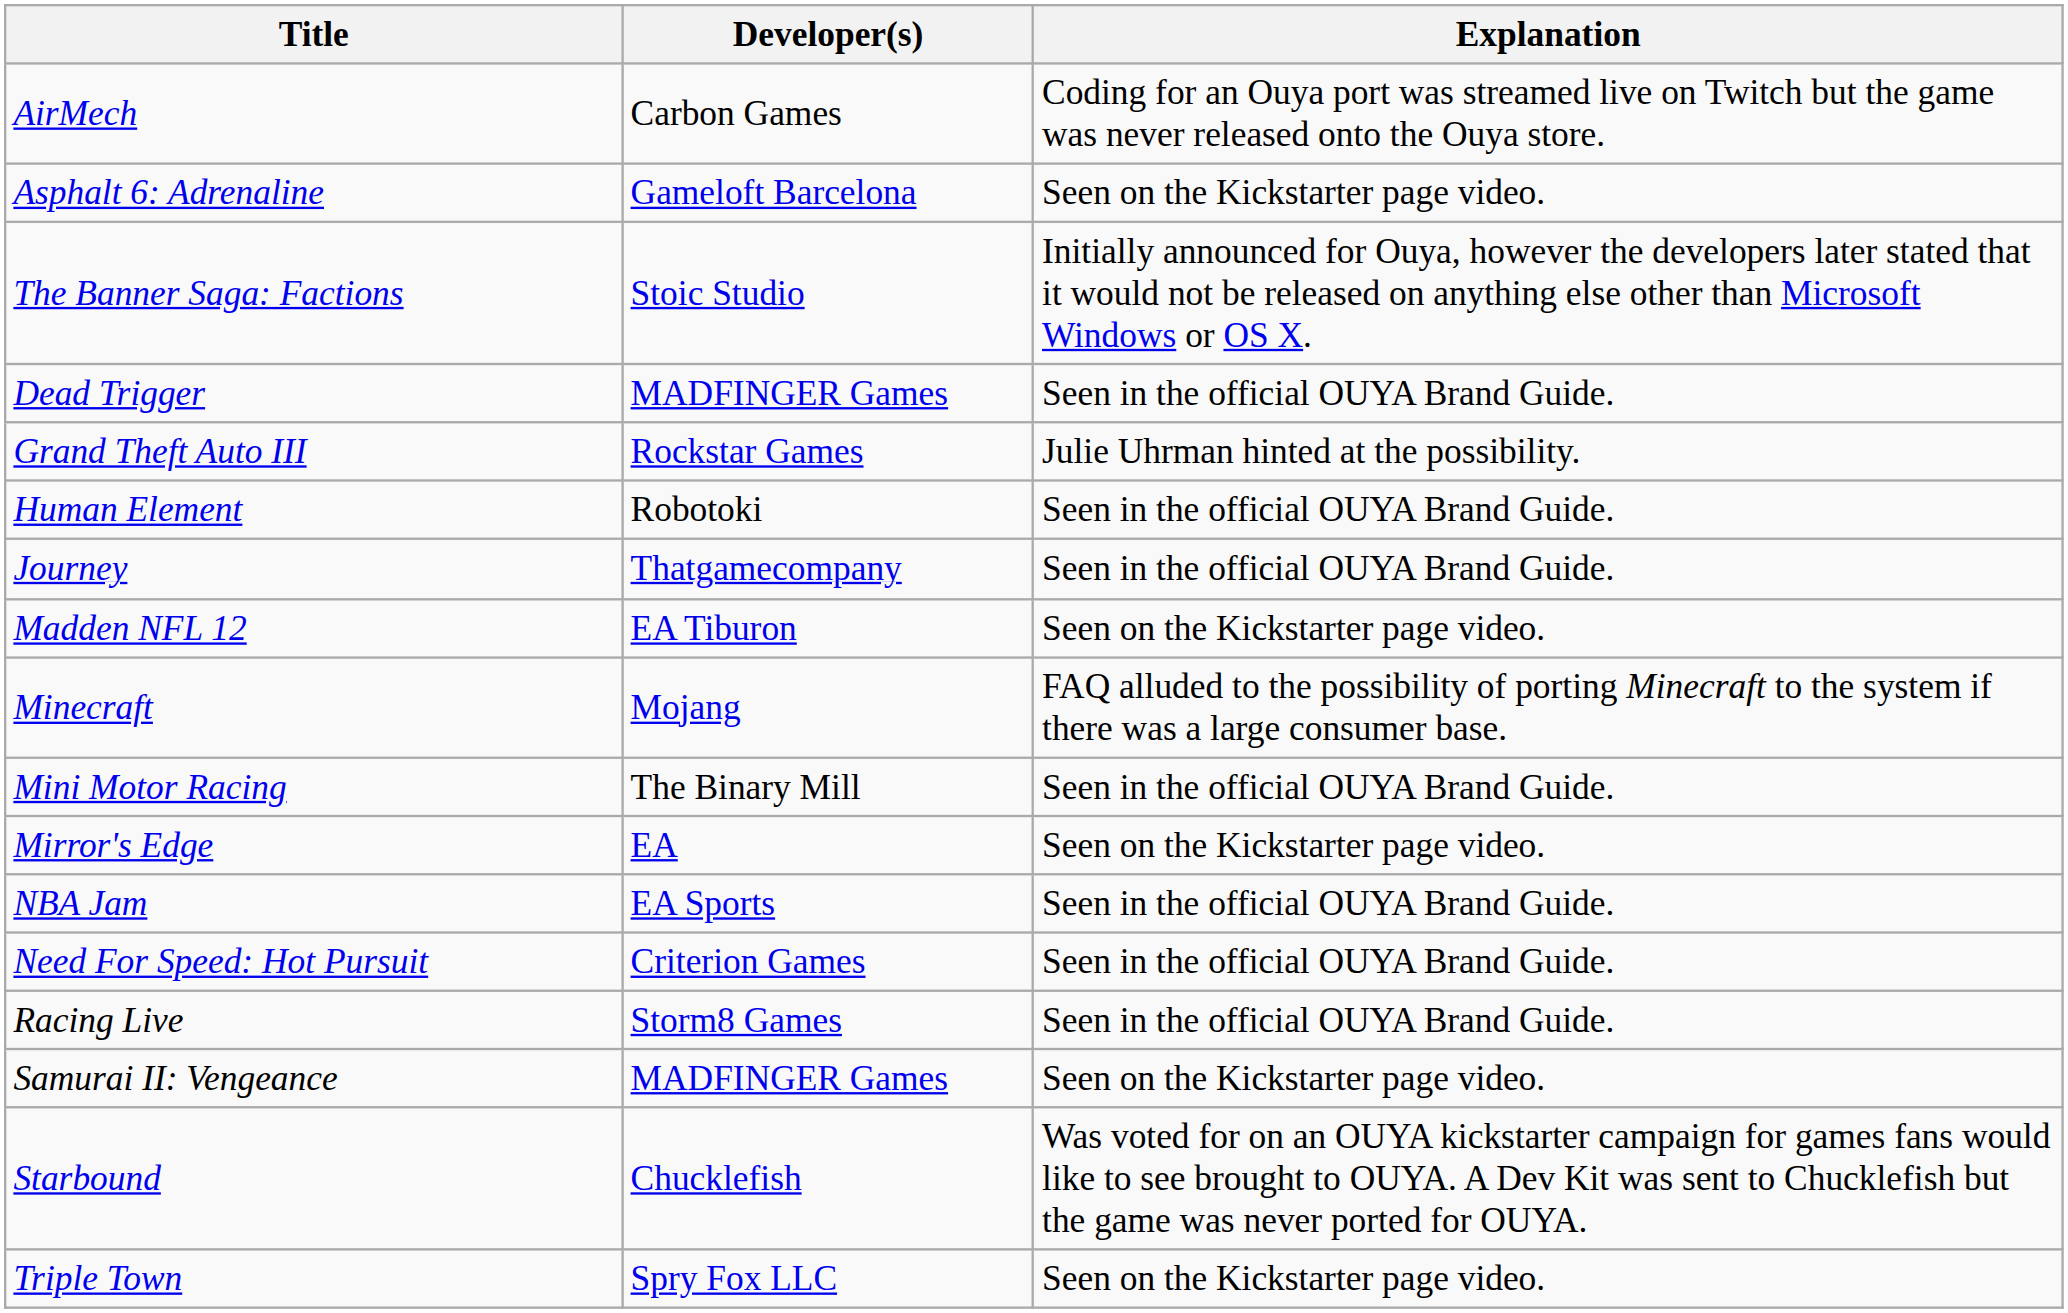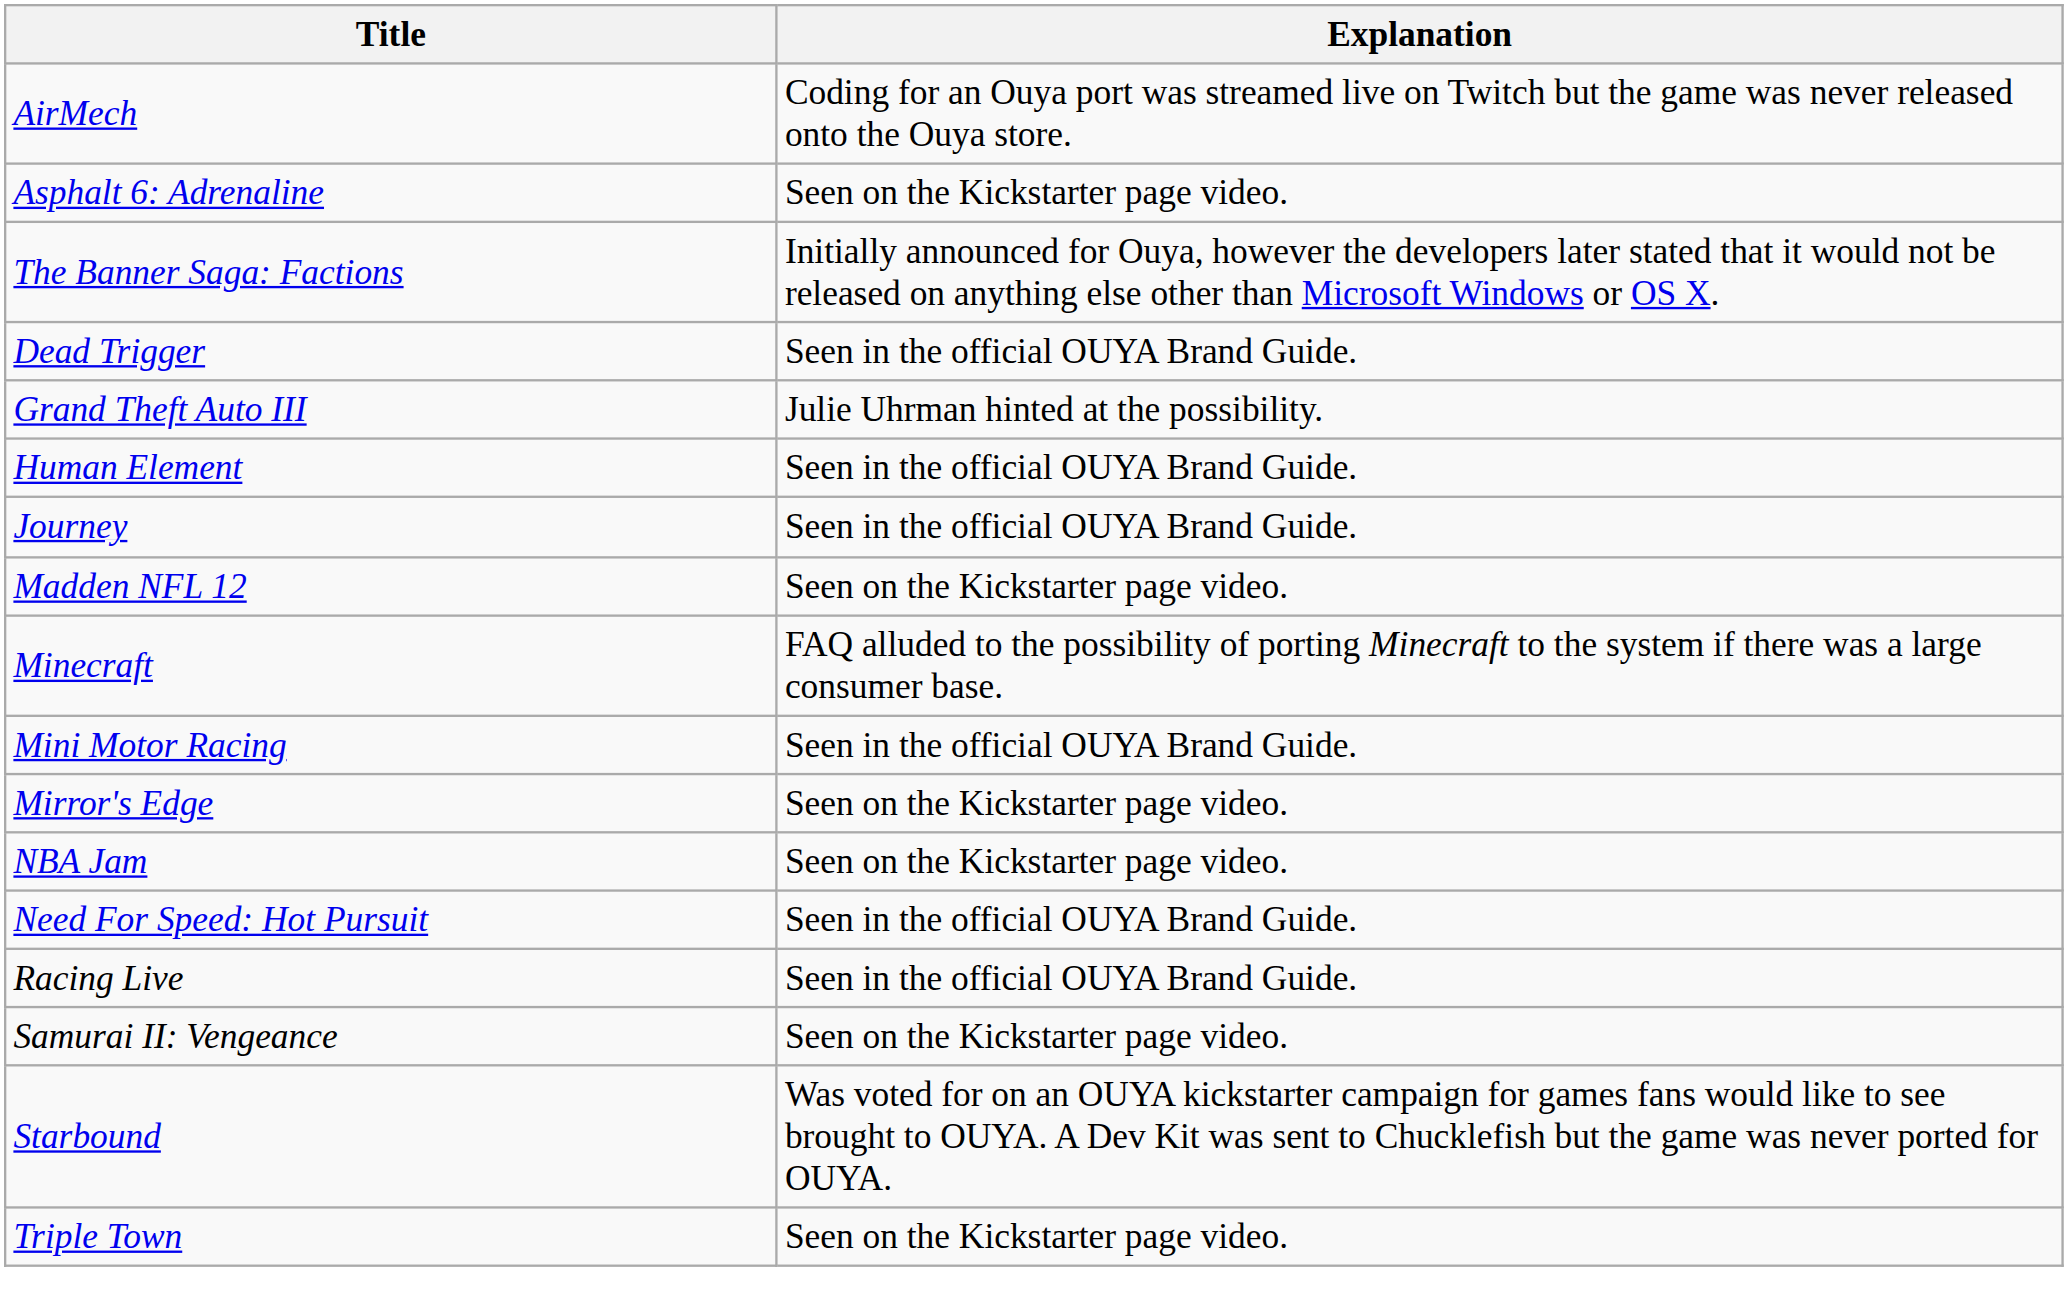- column: (828, 33)
(1328, 902) Seen in the official OUYA Brand Guide. -> (1036, 860) Seen on the Kickstarter page video.
